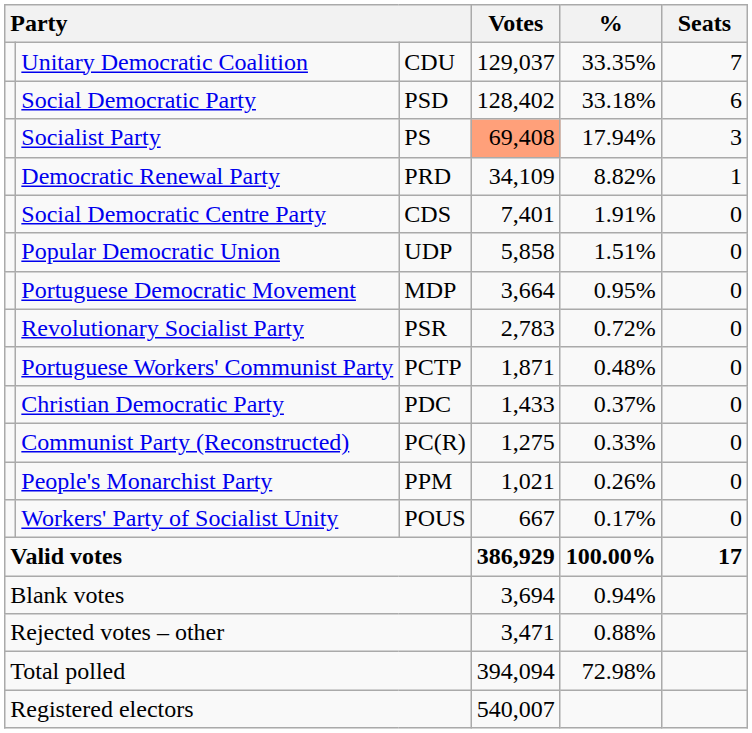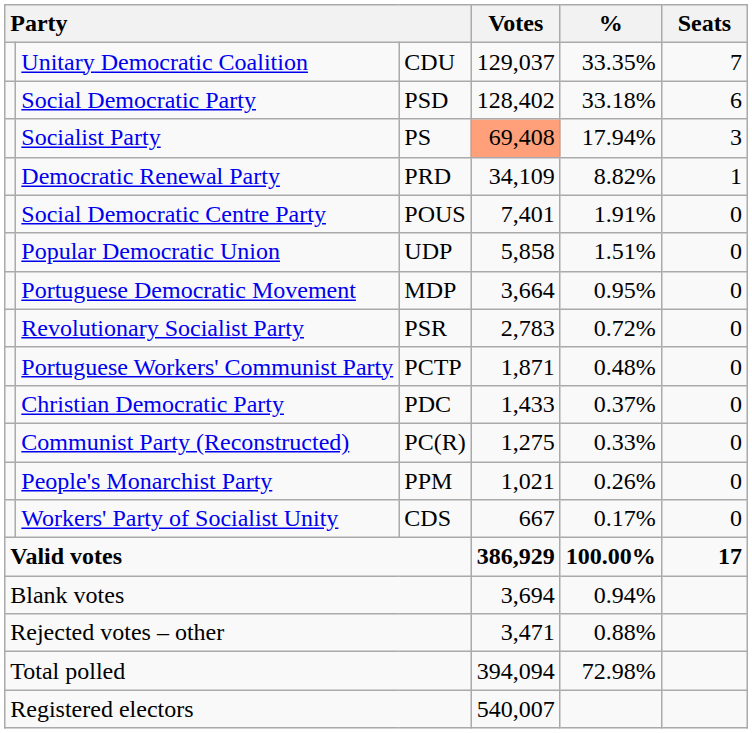(428, 213) CDS -> (435, 213) POUS
(435, 518) POUS -> (428, 518) CDS
